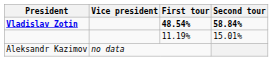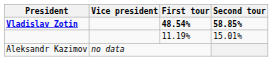(228, 24) 58.84% -> (228, 24) 58.85%
